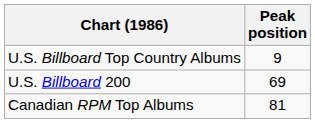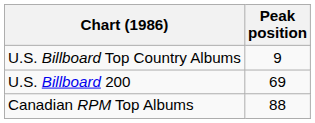(277, 105) 81 -> (277, 105) 88
